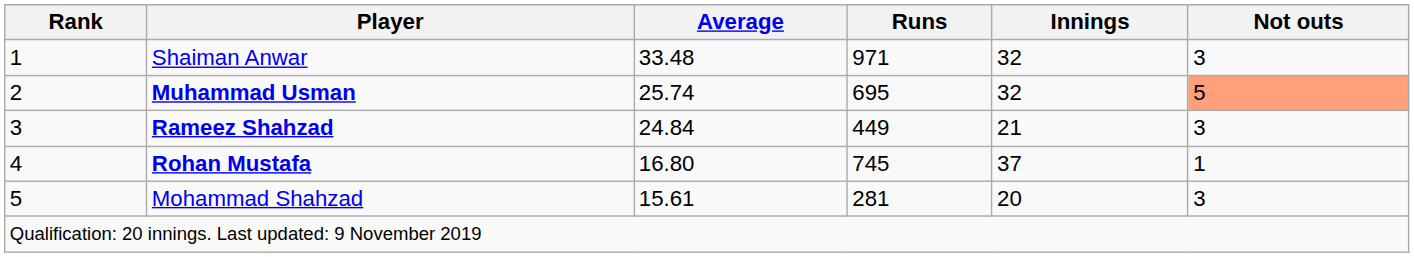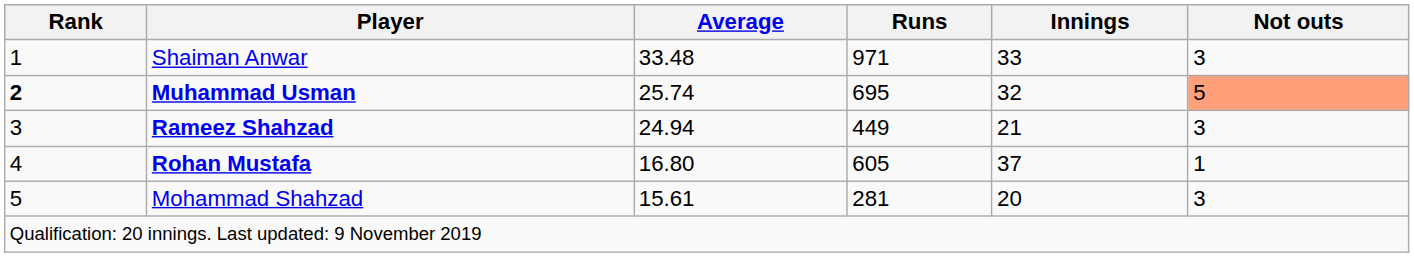(1009, 57) 32 -> (1009, 57) 33
(16, 92) normal -> (16, 92) bold
(667, 127) 24.84 -> (667, 127) 24.94
(871, 163) 745 -> (871, 163) 605
